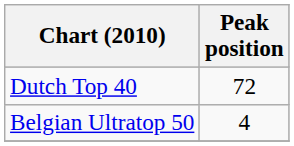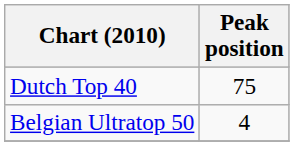(244, 85) 72 -> (244, 85) 75
